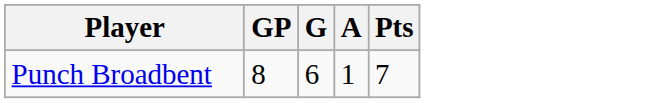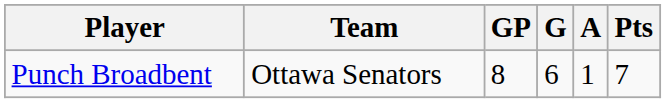+ column: (364, 27)
